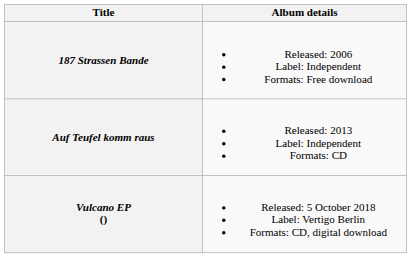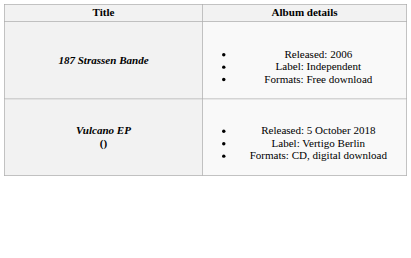- row: (103, 137)
